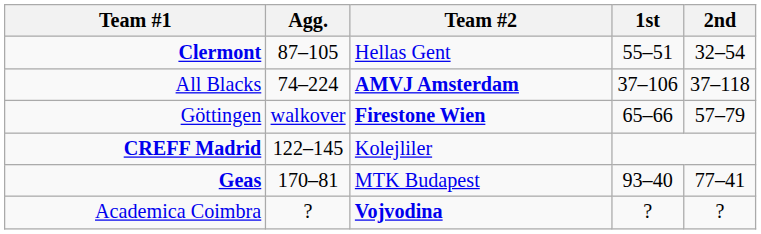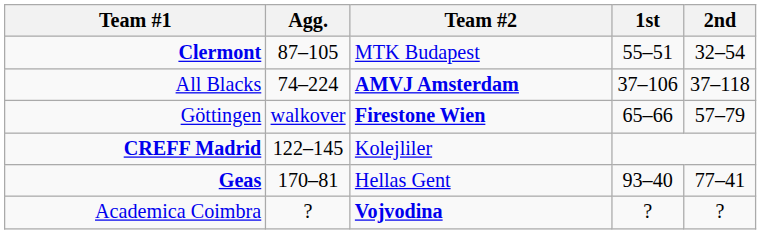(403, 52) Hellas Gent -> (417, 52) MTK Budapest
(417, 180) MTK Budapest -> (403, 180) Hellas Gent
